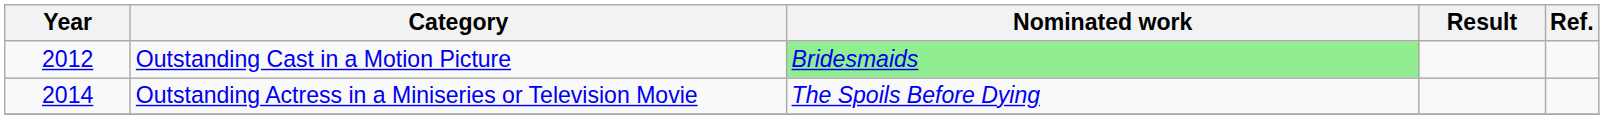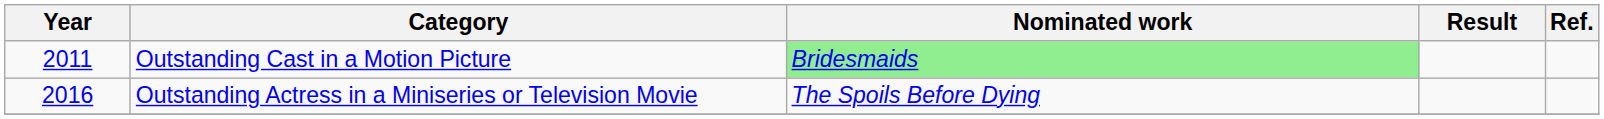(68, 59) 2012 -> (68, 59) 2011
(68, 95) 2014 -> (68, 95) 2016
